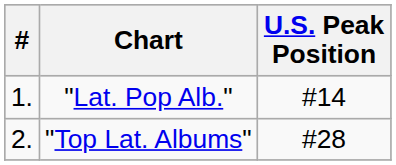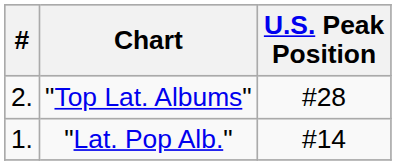rows swapped: (148, 97) <-> (148, 138)
